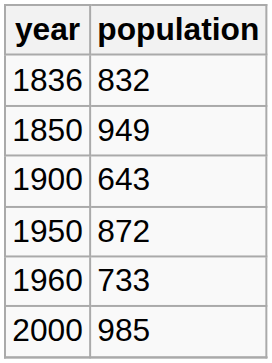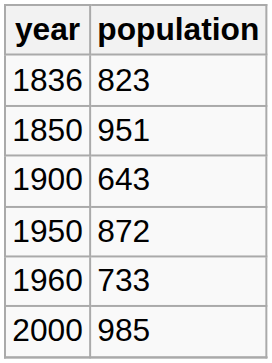(124, 79) 832 -> (124, 79) 823
(124, 130) 949 -> (124, 130) 951
